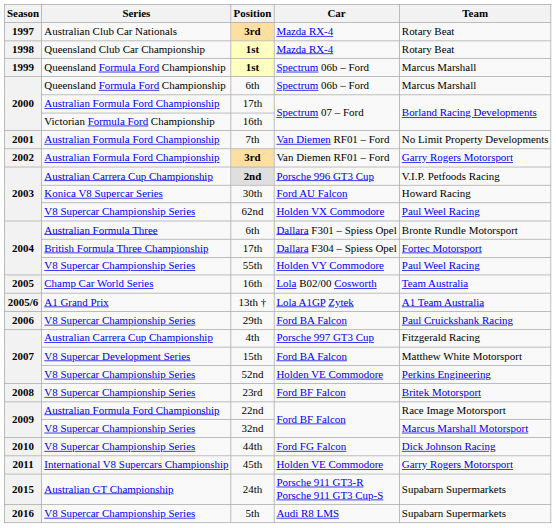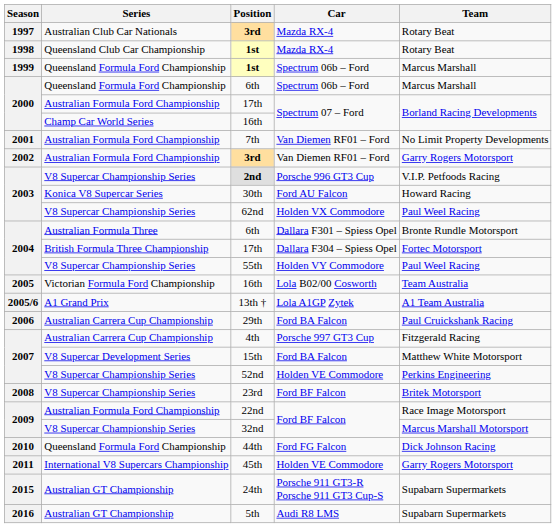(129, 122) Victorian Formula Ford Championship -> (99, 122) Champ Car World Series
(129, 176) Australian Carrera Cup Championship -> (120, 176) V8 Supercar Championship Series
(99, 284) Champ Car World Series -> (129, 284) Victorian Formula Ford Championship
(120, 320) V8 Supercar Championship Series -> (129, 320) Australian Carrera Cup Championship
(120, 447) V8 Supercar Championship Series -> (135, 447) Queensland Formula Ford Championship
(120, 514) V8 Supercar Championship Series -> (109, 514) Australian GT Championship
